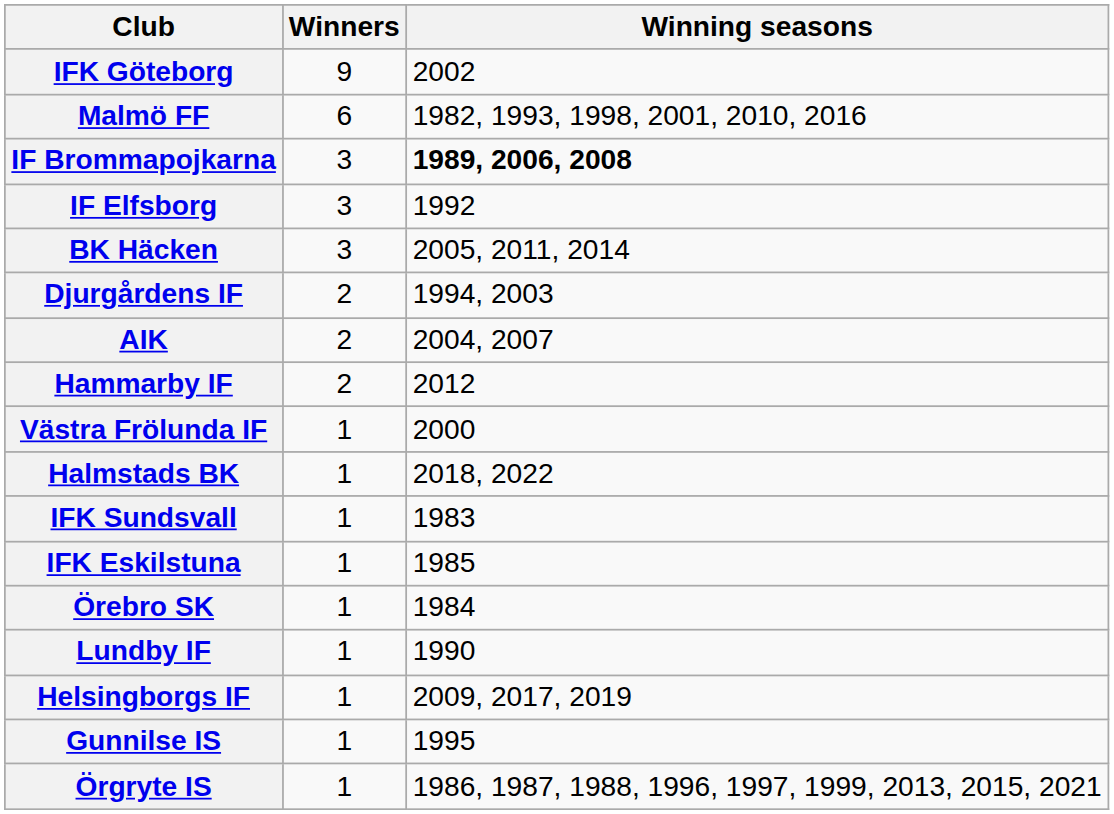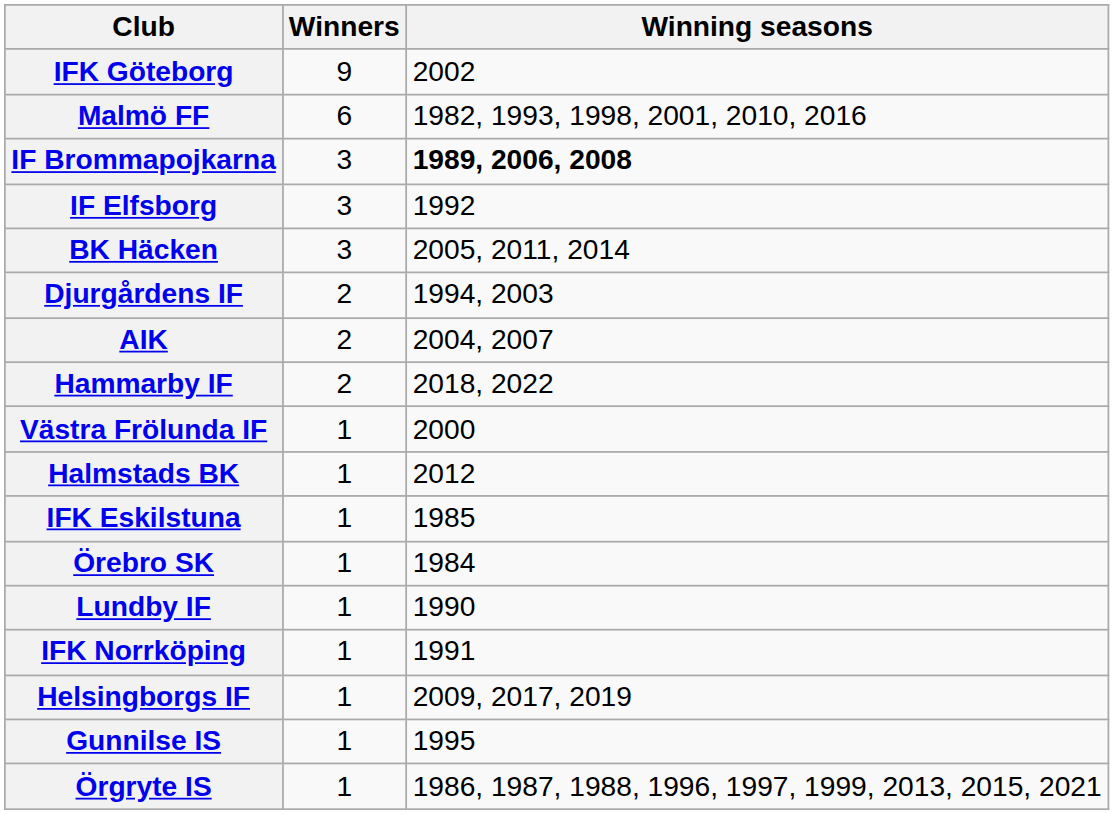(444, 384) 2012 -> (483, 384) 2018, 2022
(483, 473) 2018, 2022 -> (444, 473) 2012
- row: (144, 518)
+ row: (144, 652)
